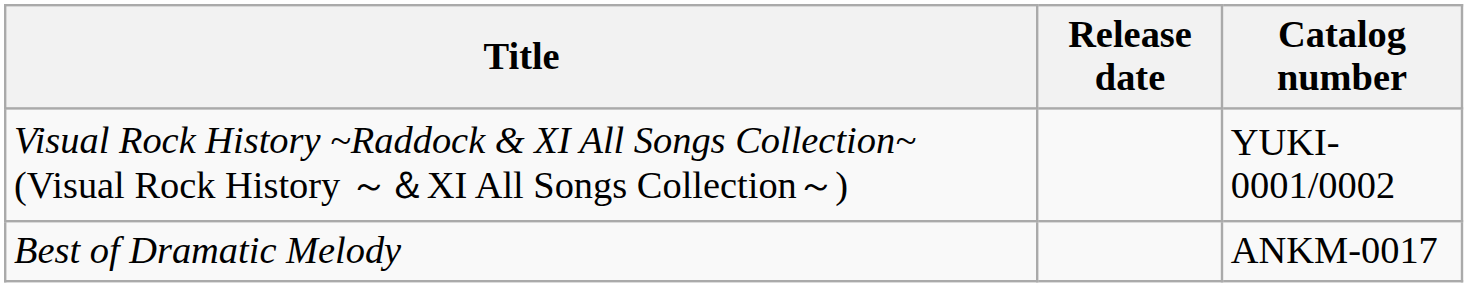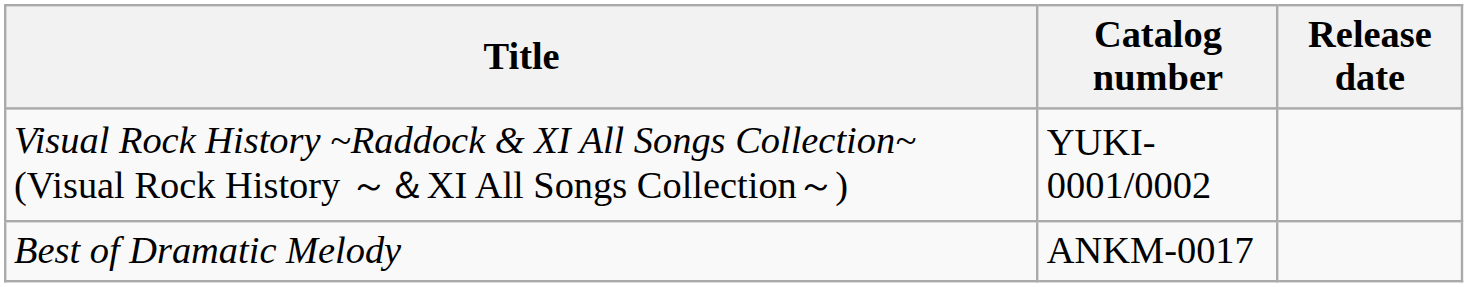columns swapped: (1130, 56) <-> (1342, 56)
